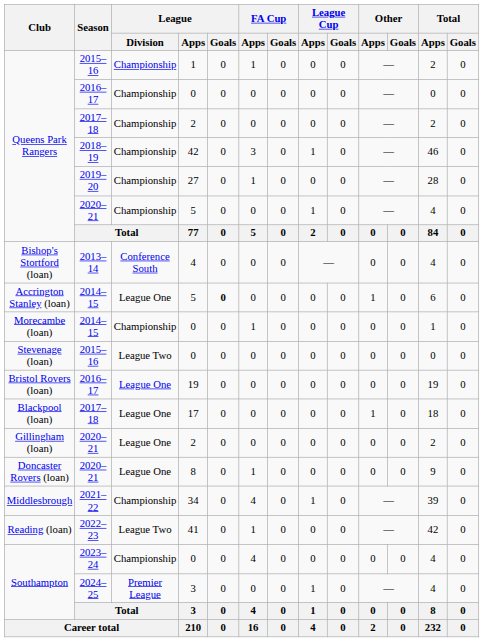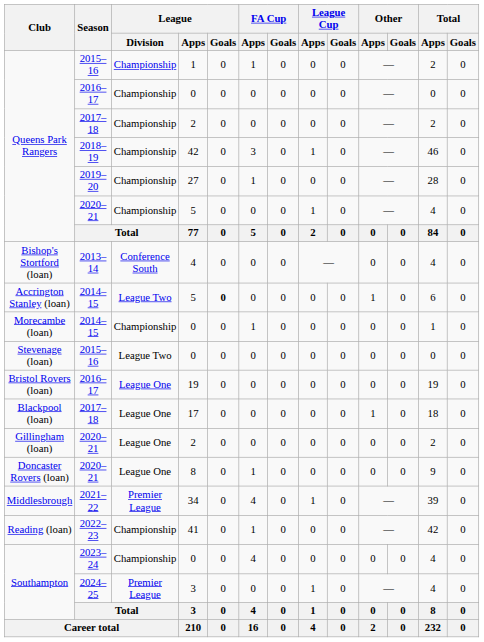(145, 297) League One -> (145, 297) League Two
(145, 501) Championship -> (145, 501) Premier League
(145, 530) League Two -> (145, 530) Championship
